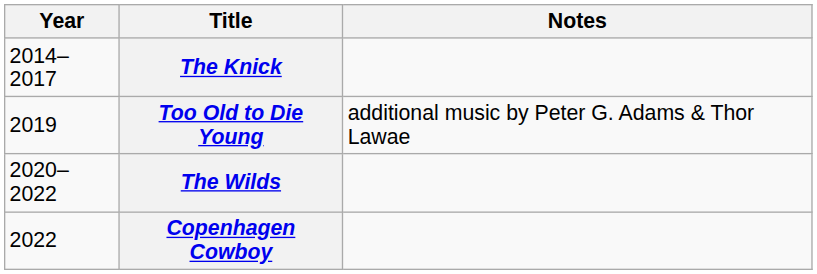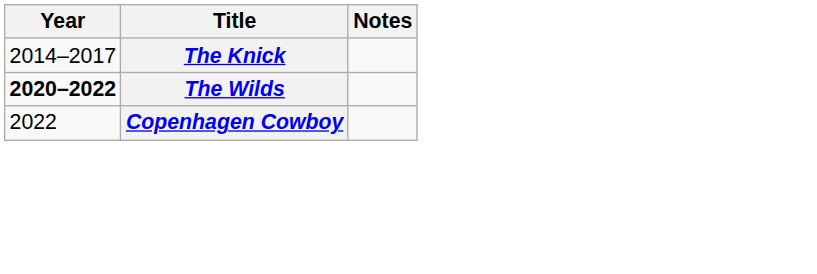- row: (231, 124)
(39, 182) normal -> (63, 88) bold
